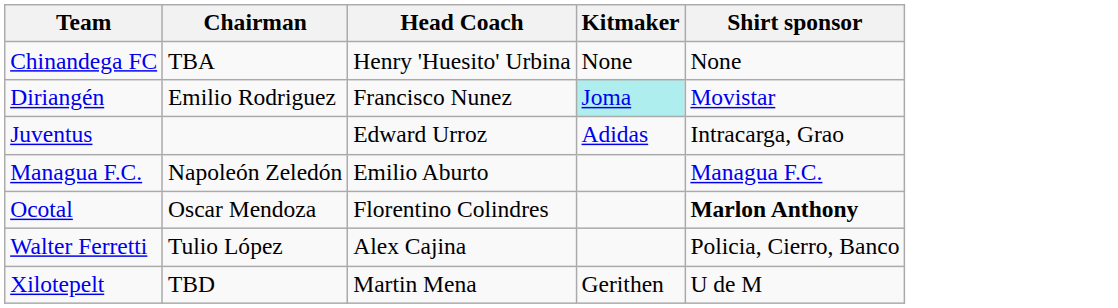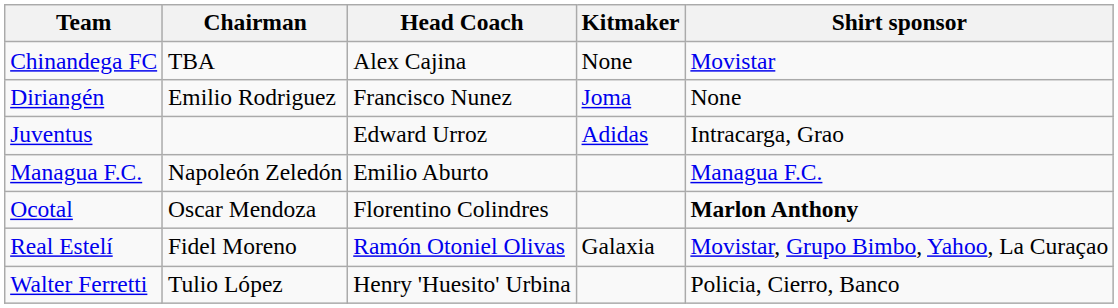(462, 60) Henry 'Huesito' Urbina -> (410, 60) Alex Cajina
(716, 60) None -> (733, 60) Movistar
(606, 97) paleturquoise background -> (606, 97) no background
(733, 97) Movistar -> (716, 97) None
+ row: (61, 246)
(410, 246) Alex Cajina -> (462, 284) Henry 'Huesito' Urbina
- row: (57, 284)
